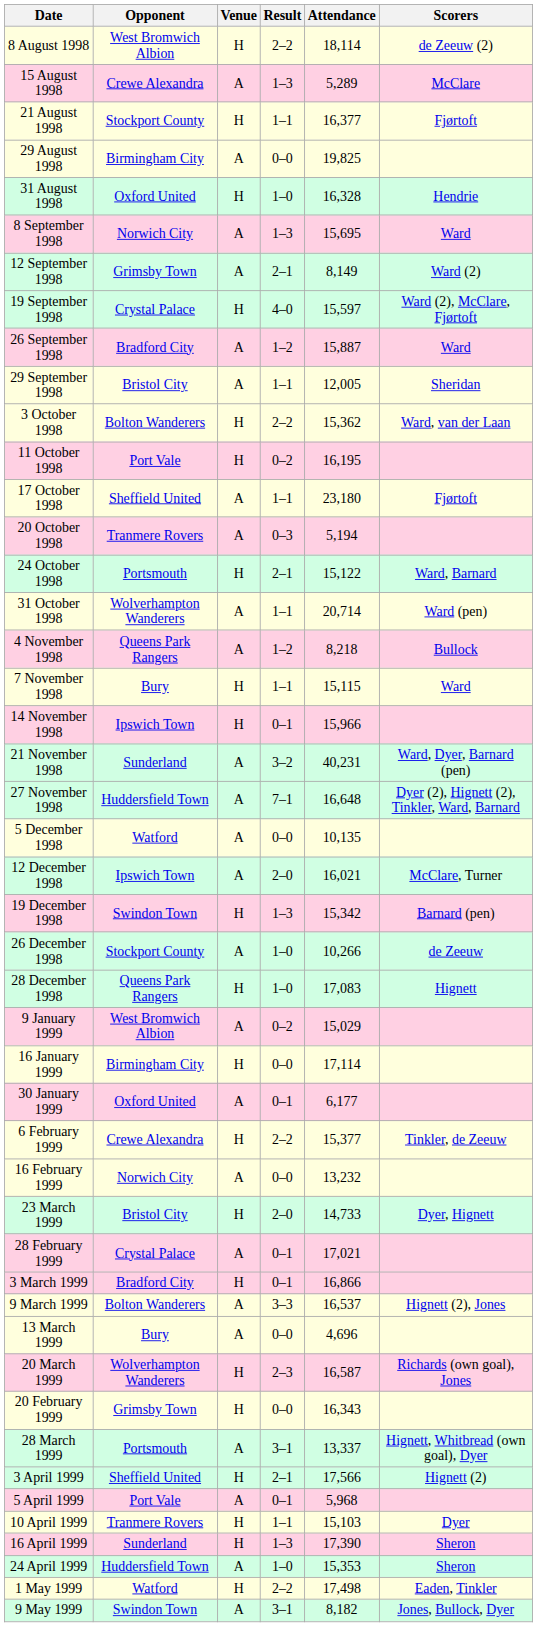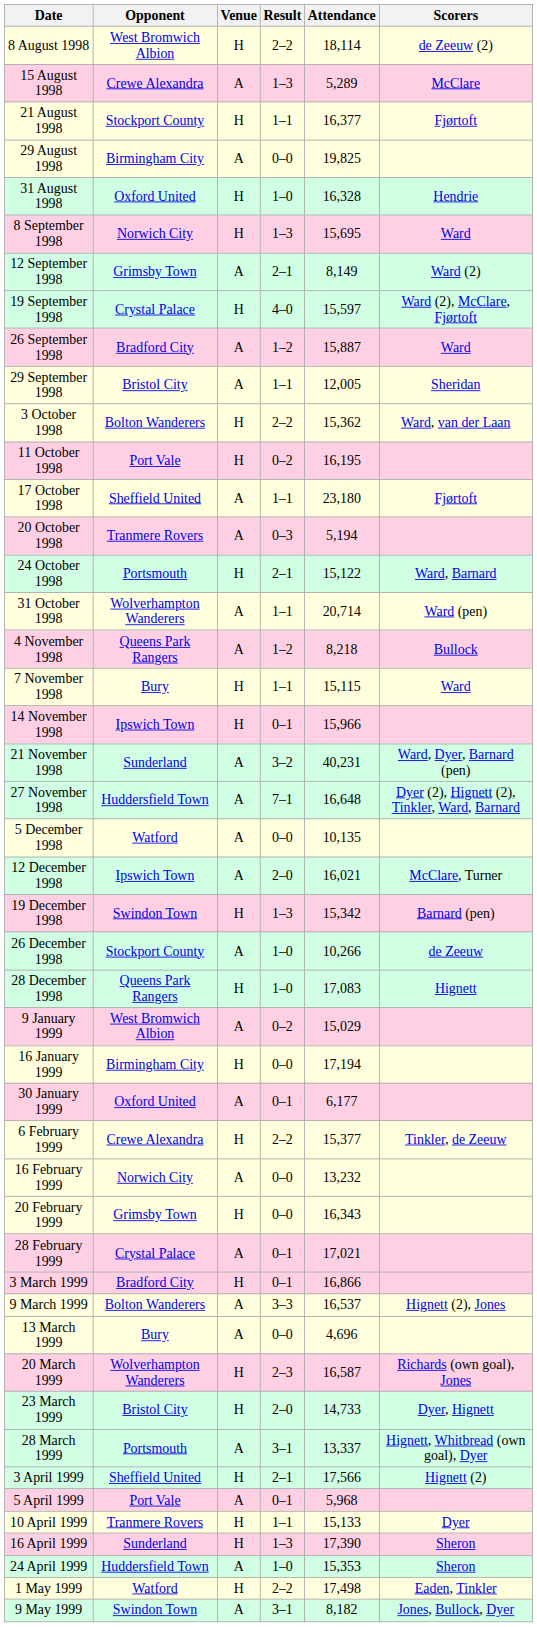(239, 234) A -> (239, 234) H
(342, 1064) 17,114 -> (342, 1064) 17,194
rows swapped: (49, 1410) <-> (49, 1215)
(342, 1522) 15,103 -> (342, 1522) 15,133
